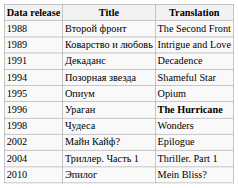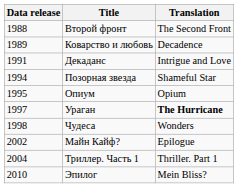(194, 45) Intrigue and Love -> (180, 45) Decadence
(180, 61) Decadence -> (194, 61) Intrigue and Love
(17, 110) 1996 -> (17, 110) 1997
